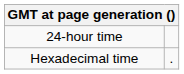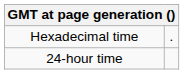rows swapped: (84, 36) <-> (84, 58)
